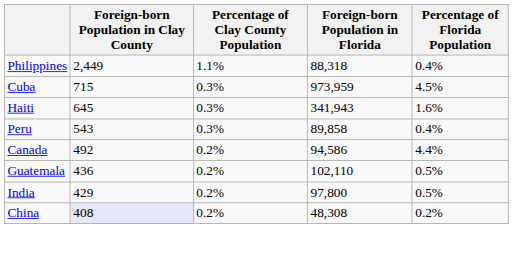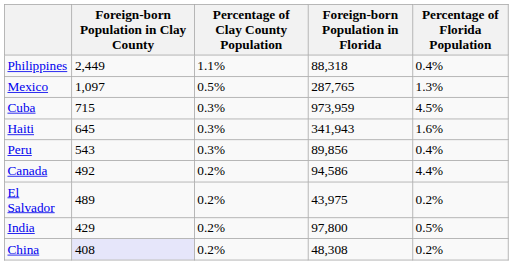+ row: (28, 87)
(329, 129) 89,858 -> (329, 150) 89,856
+ row: (31, 199)
- row: (36, 171)
